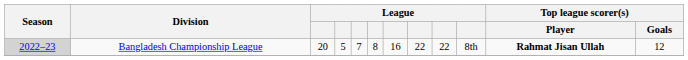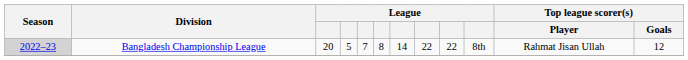(395, 47) 16 -> (402, 47) 14
(560, 47) bold -> (564, 47) normal
